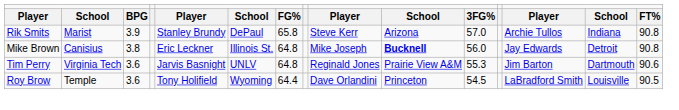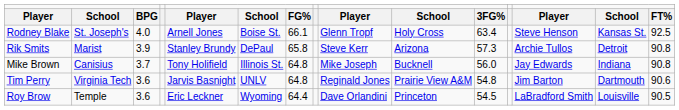+ row: (38, 33)
(476, 33) 57.0 -> (487, 49) 57.3
(604, 33) Indiana -> (612, 49) Detroit
(133, 49) 3.8 -> (143, 65) 3.7
(185, 49) Eric Leckner -> (197, 65) Tony Holifield
(405, 49) bold -> (413, 65) normal
(602, 49) Detroit -> (614, 65) Indiana
(476, 65) 55.3 -> (487, 81) 54.8
(187, 81) Tony Holifield -> (195, 97) Eric Leckner
